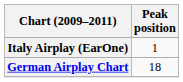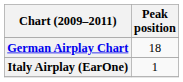rows swapped: (68, 67) <-> (68, 47)
